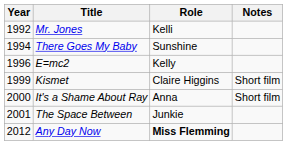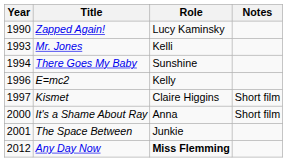+ row: (70, 30)
(19, 30) 1992 -> (19, 47) 1993
(19, 81) 1999 -> (19, 98) 1997
